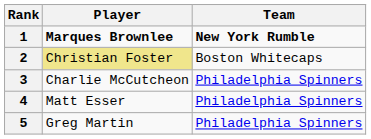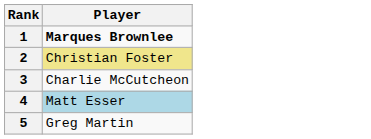- column: (279, 15)
(86, 102) no background -> (86, 102) lightblue background
